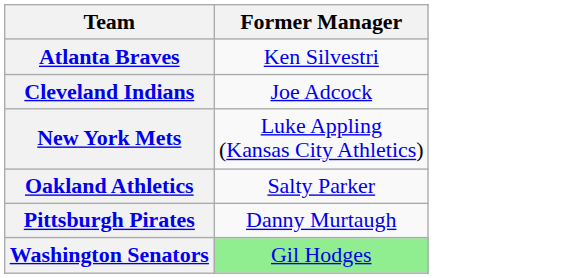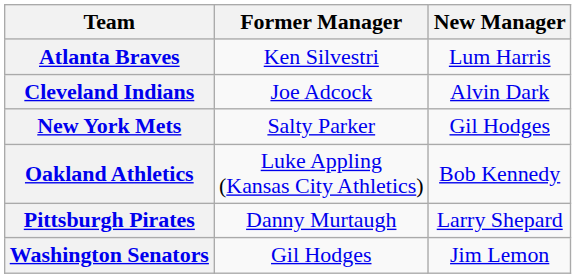+ column: (500, 21)
(321, 138) Luke Appling (Kansas City Athletics) -> (321, 126) Salty Parker
(321, 185) Salty Parker -> (321, 173) Luke Appling (Kansas City Athletics)
(321, 255) lightgreen background -> (321, 255) no background
